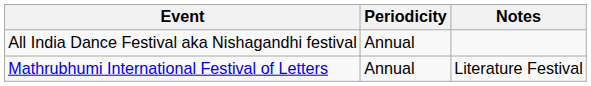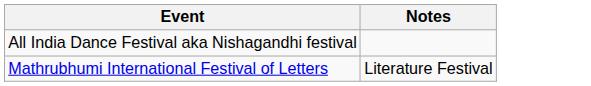- column: (406, 17)
